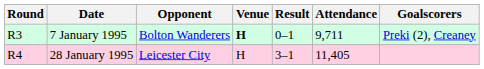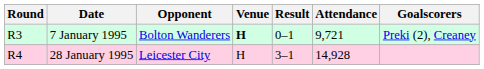(329, 34) 9,711 -> (329, 34) 9,721
(332, 54) 11,405 -> (333, 54) 14,928
